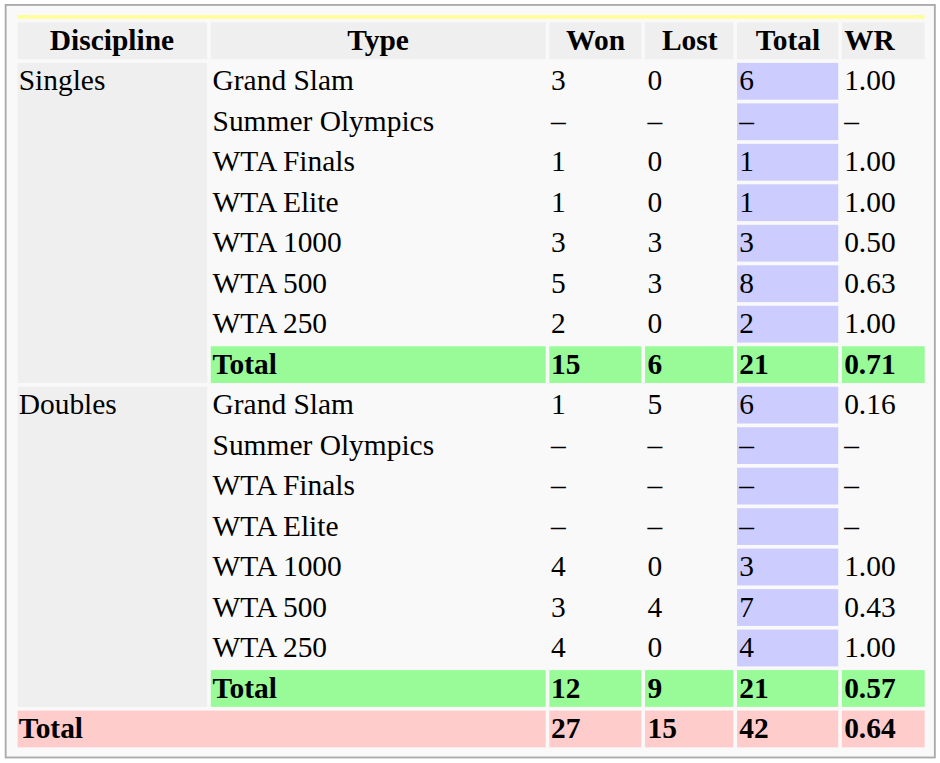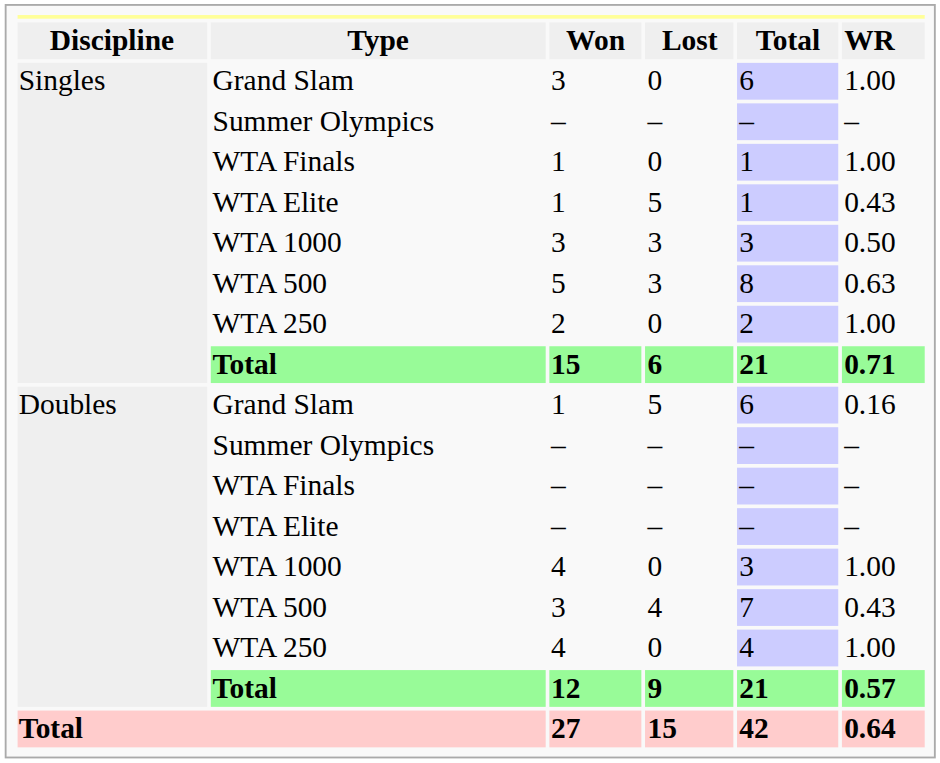(655, 202) 0 -> (655, 202) 5
(870, 202) 1.00 -> (870, 202) 0.43
